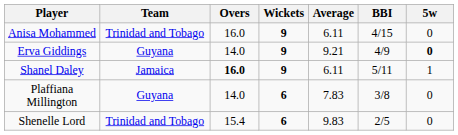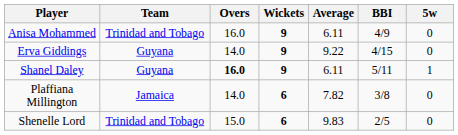(382, 32) 4/15 -> (382, 32) 4/9
(333, 51) 9.21 -> (333, 51) 9.22
(382, 51) 4/9 -> (382, 51) 4/15
(430, 51) bold -> (430, 51) normal
(155, 70) Jamaica -> (155, 70) Guyana
(155, 95) Guyana -> (155, 95) Jamaica
(333, 95) 7.83 -> (333, 95) 7.82
(235, 121) 15.4 -> (235, 121) 15.0
